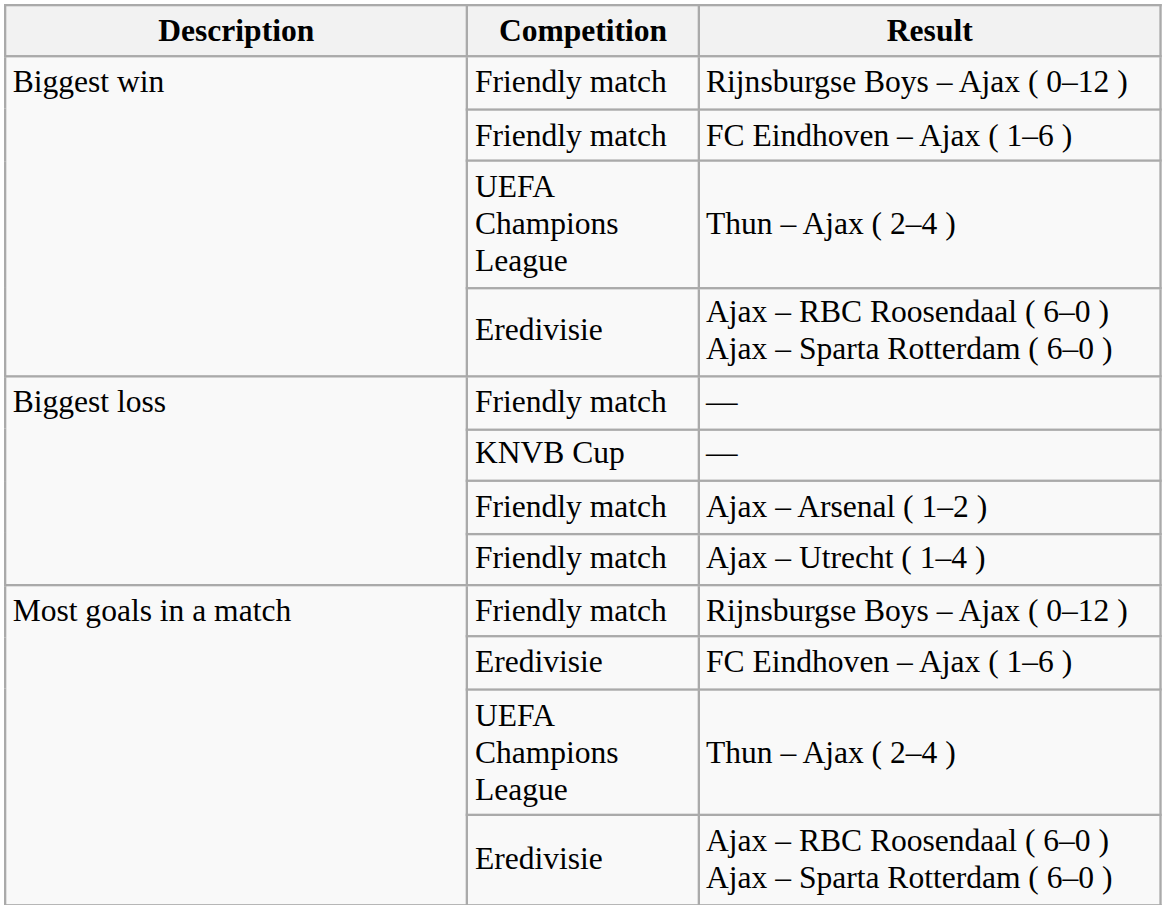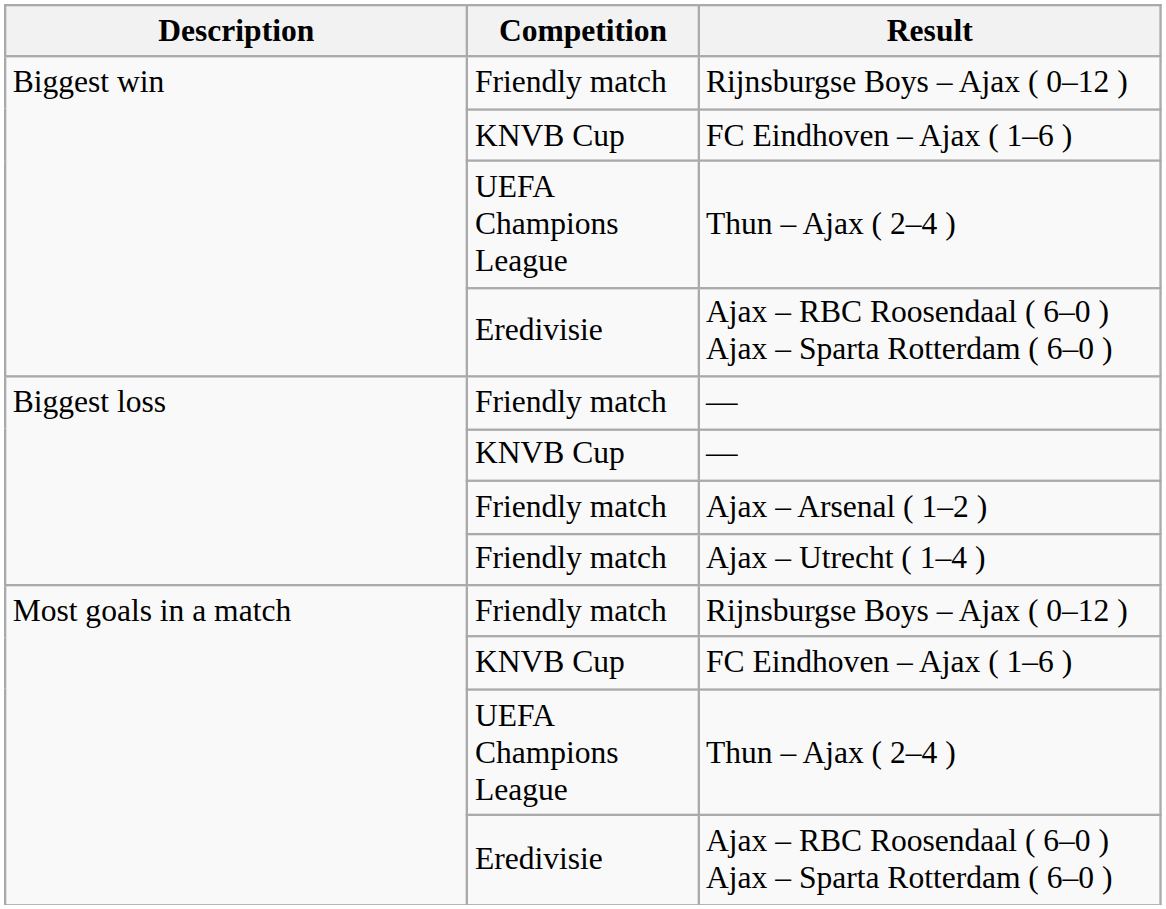(571, 134) Friendly match -> (550, 134) KNVB Cup
(539, 662) Eredivisie -> (550, 662) KNVB Cup
